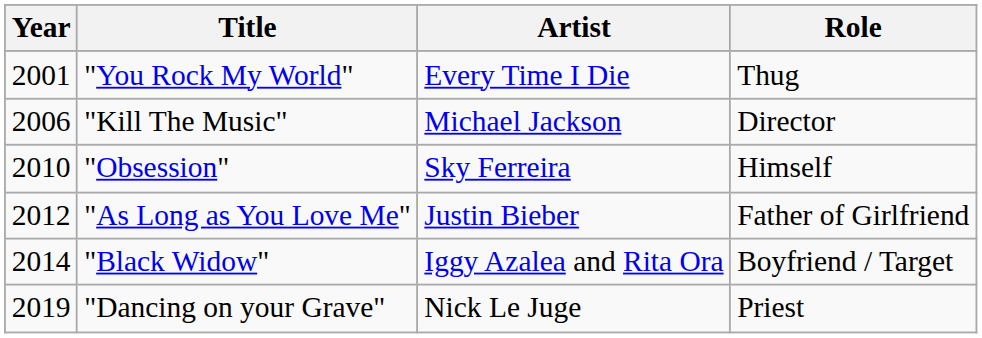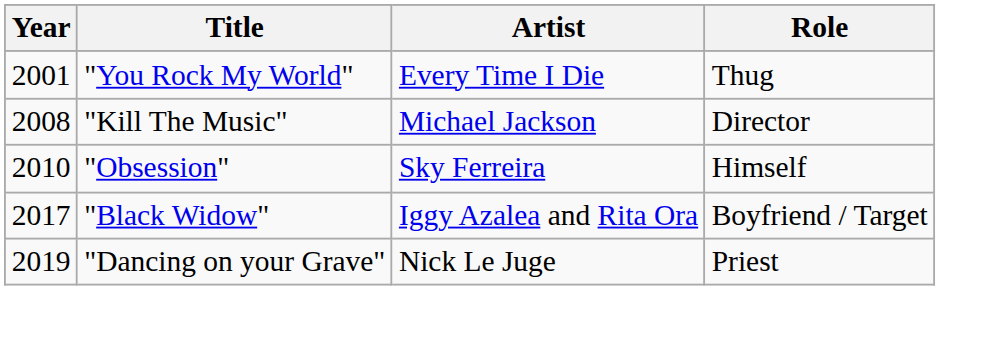(41, 121) 2006 -> (41, 121) 2008
- row: (247, 214)
(41, 261) 2014 -> (41, 214) 2017
